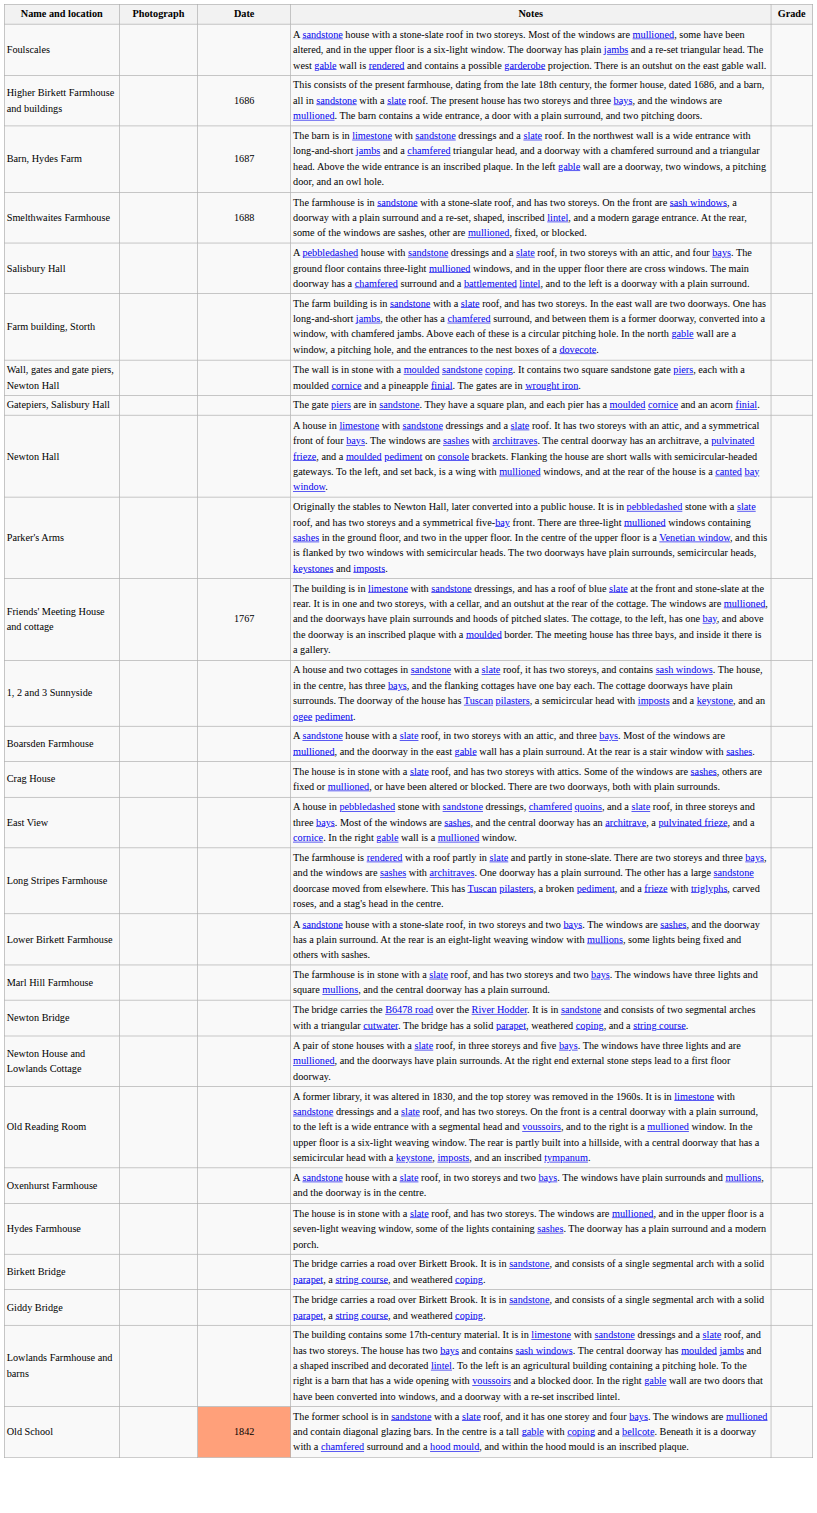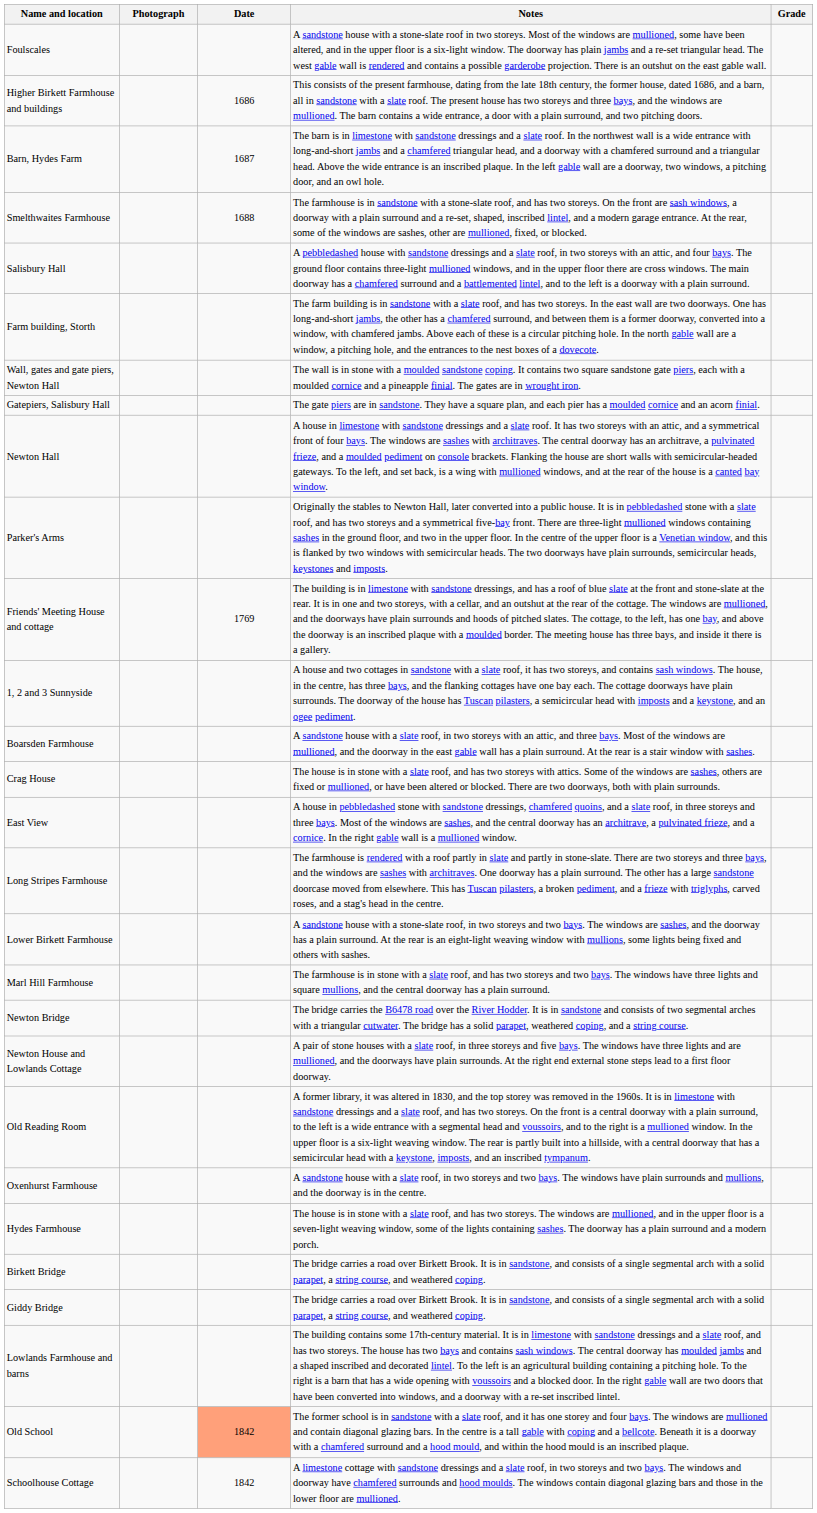(244, 619) 1767 -> (244, 619) 1769
+ row: (50, 1483)
